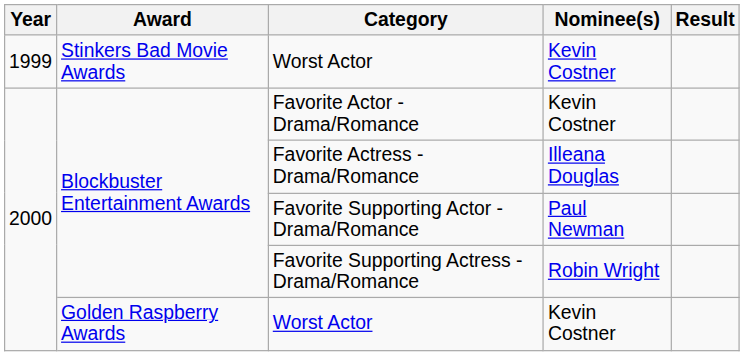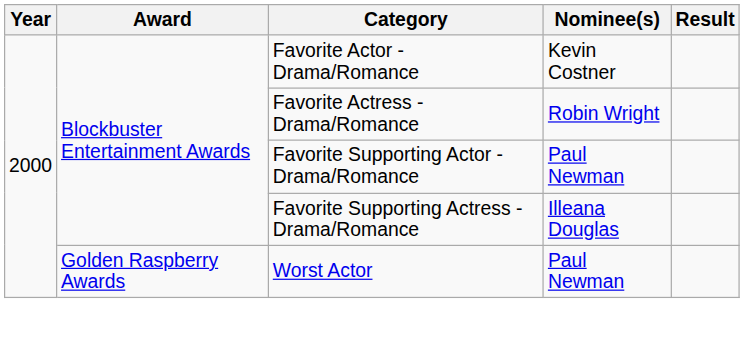- row: (144, 61)
(583, 166) Illeana Douglas -> (604, 113) Robin Wright
(604, 271) Robin Wright -> (583, 218) Illeana Douglas
(582, 323) Kevin Costner -> (586, 271) Paul Newman
